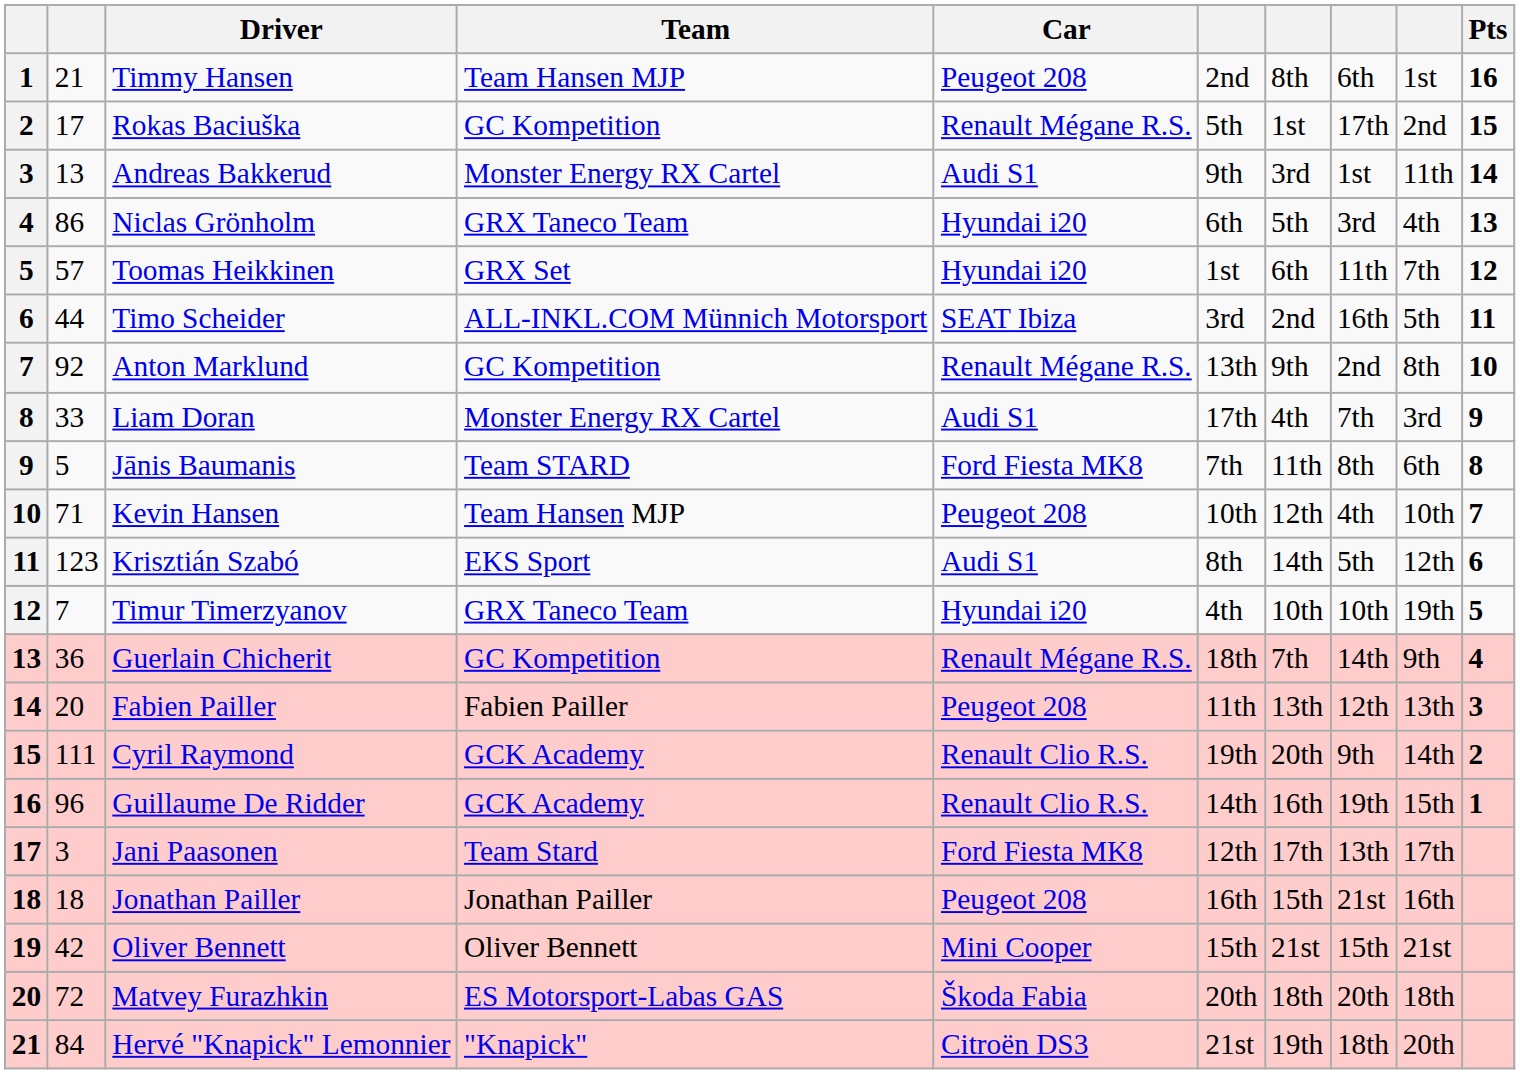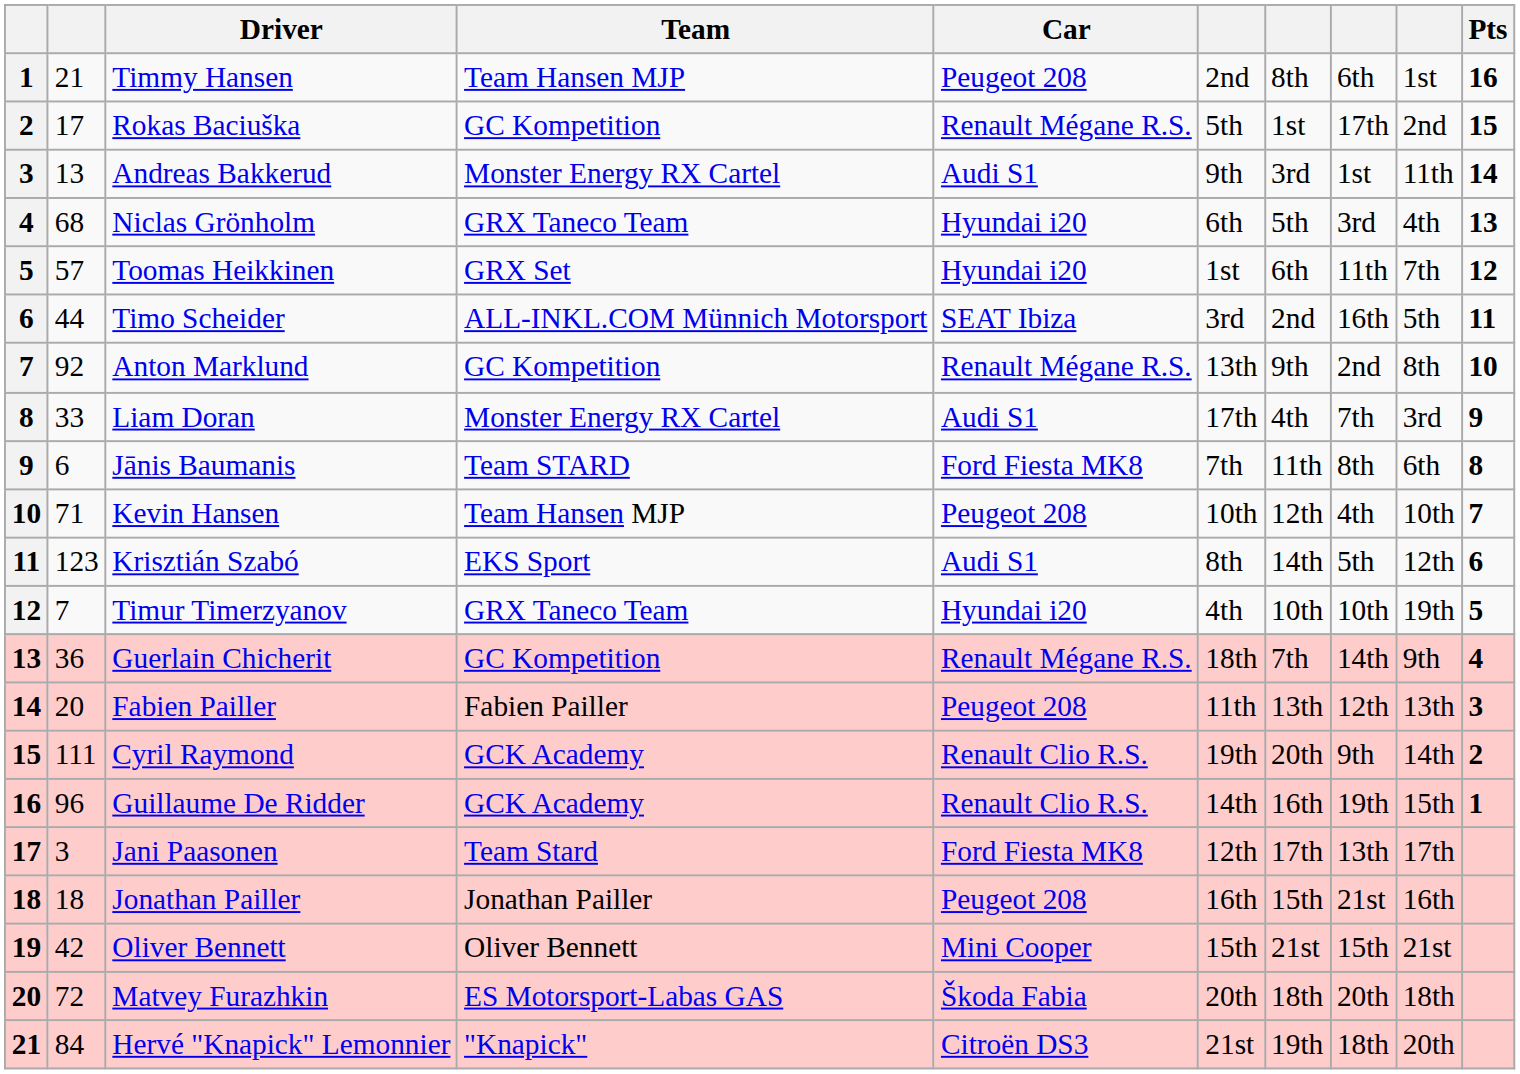(69, 222) 86 -> (69, 222) 68
(62, 464) 5 -> (62, 464) 6
